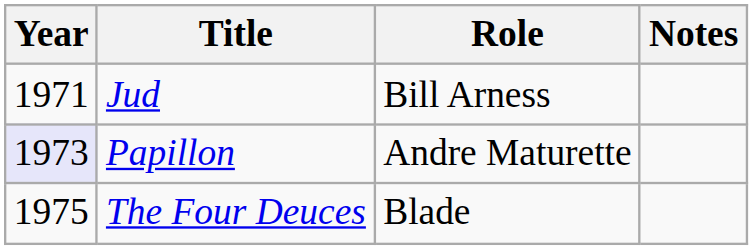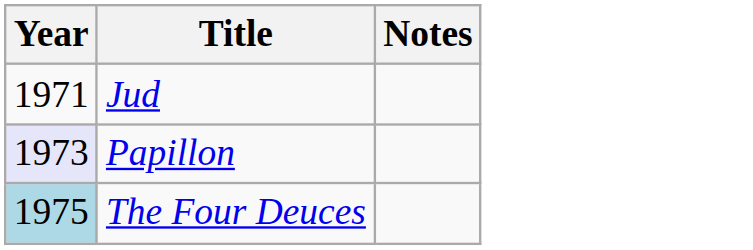- column: (507, 34)
(51, 212) no background -> (51, 212) lightblue background
